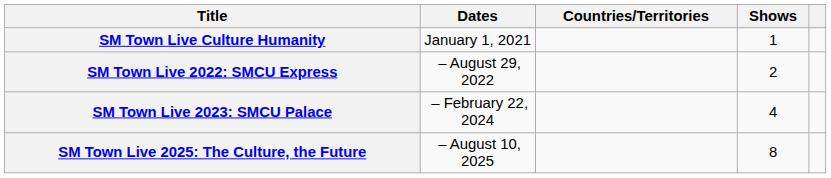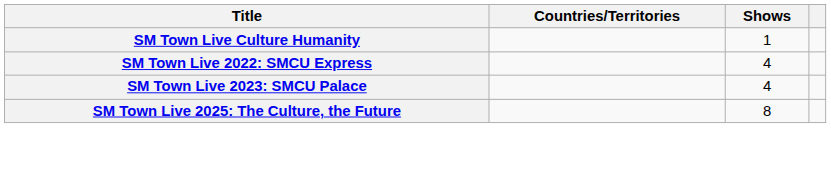- column: (478, 16)
(773, 71) 2 -> (767, 63) 4
